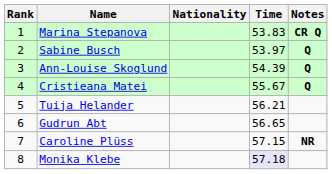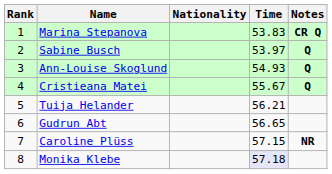(269, 68) 54.39 -> (269, 68) 54.93
